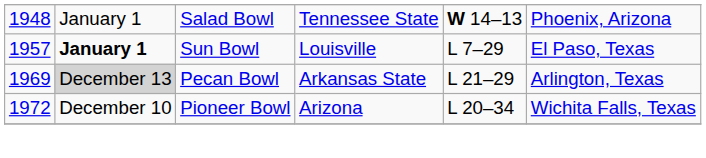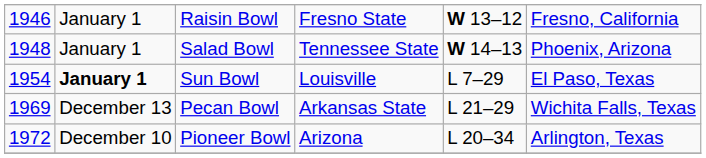+ row: (229, 19)
(30, 49) 1957 -> (30, 78) 1954
(115, 78) lightgrey background -> (115, 108) no background
(597, 78) Arlington, Texas -> (613, 108) Wichita Falls, Texas
(613, 108) Wichita Falls, Texas -> (597, 138) Arlington, Texas
